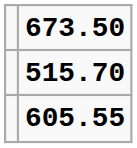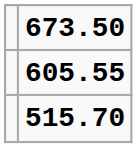rows swapped: (75, 118) <-> (75, 73)
